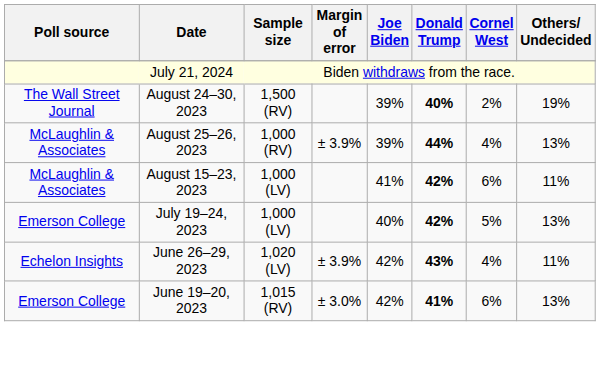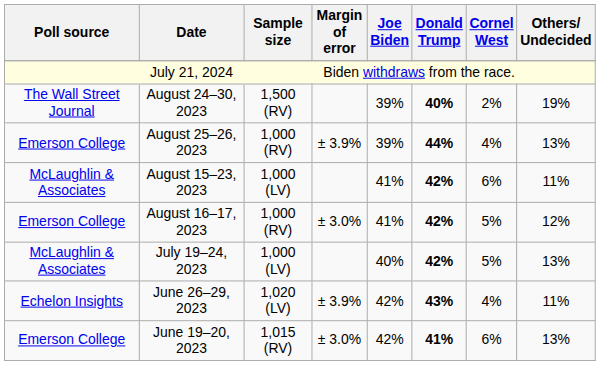(72, 143) McLaughlin & Associates -> (72, 143) Emerson College
+ row: (191, 222)
(72, 222) Emerson College -> (72, 261) McLaughlin & Associates
